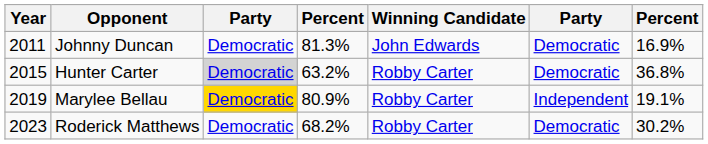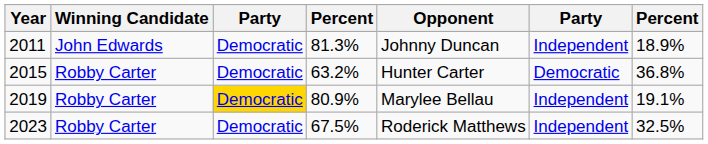columns swapped: (449, 18) <-> (127, 18)
(577, 45) Democratic -> (581, 45) Independent
(660, 45) 16.9% -> (660, 45) 18.9%
(251, 72) lightgrey background -> (260, 72) no background
(326, 126) 68.2% -> (335, 126) 67.5%
(577, 126) Democratic -> (581, 126) Independent
(660, 126) 30.2% -> (660, 126) 32.5%
